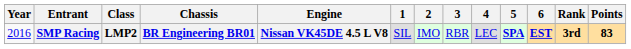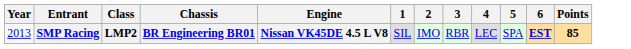- column: (572, 13)
(19, 33) 2016 -> (19, 33) 2013
(513, 33) bold -> (513, 33) normal
(607, 33) 83 -> (573, 33) 85
